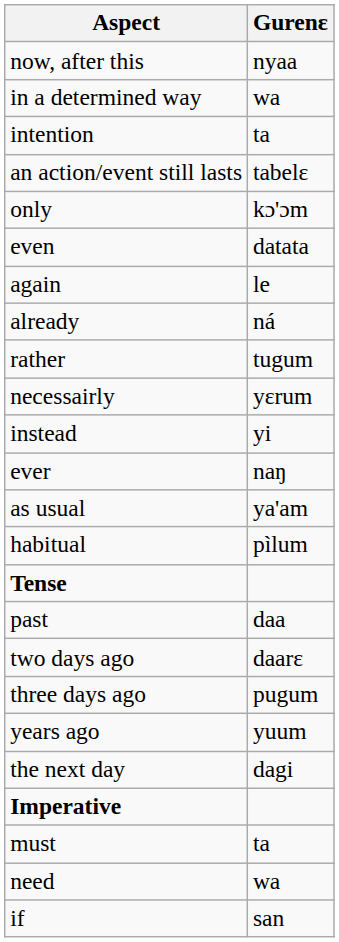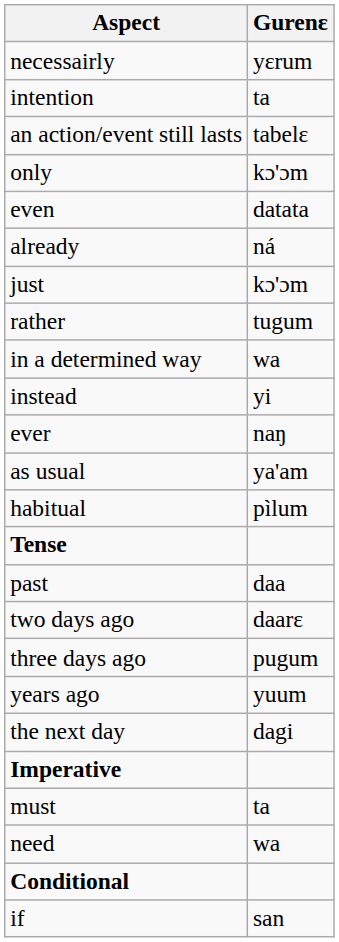- row: (77, 60)
rows swapped: (106, 97) <-> (62, 396)
- row: (36, 284)
+ row: (27, 284)
+ row: (70, 881)
